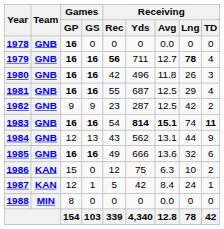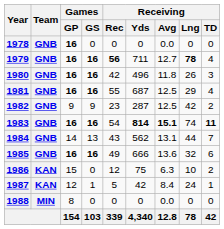(71, 138) 12 -> (71, 138) 14
(211, 138) 9 -> (211, 138) 7
